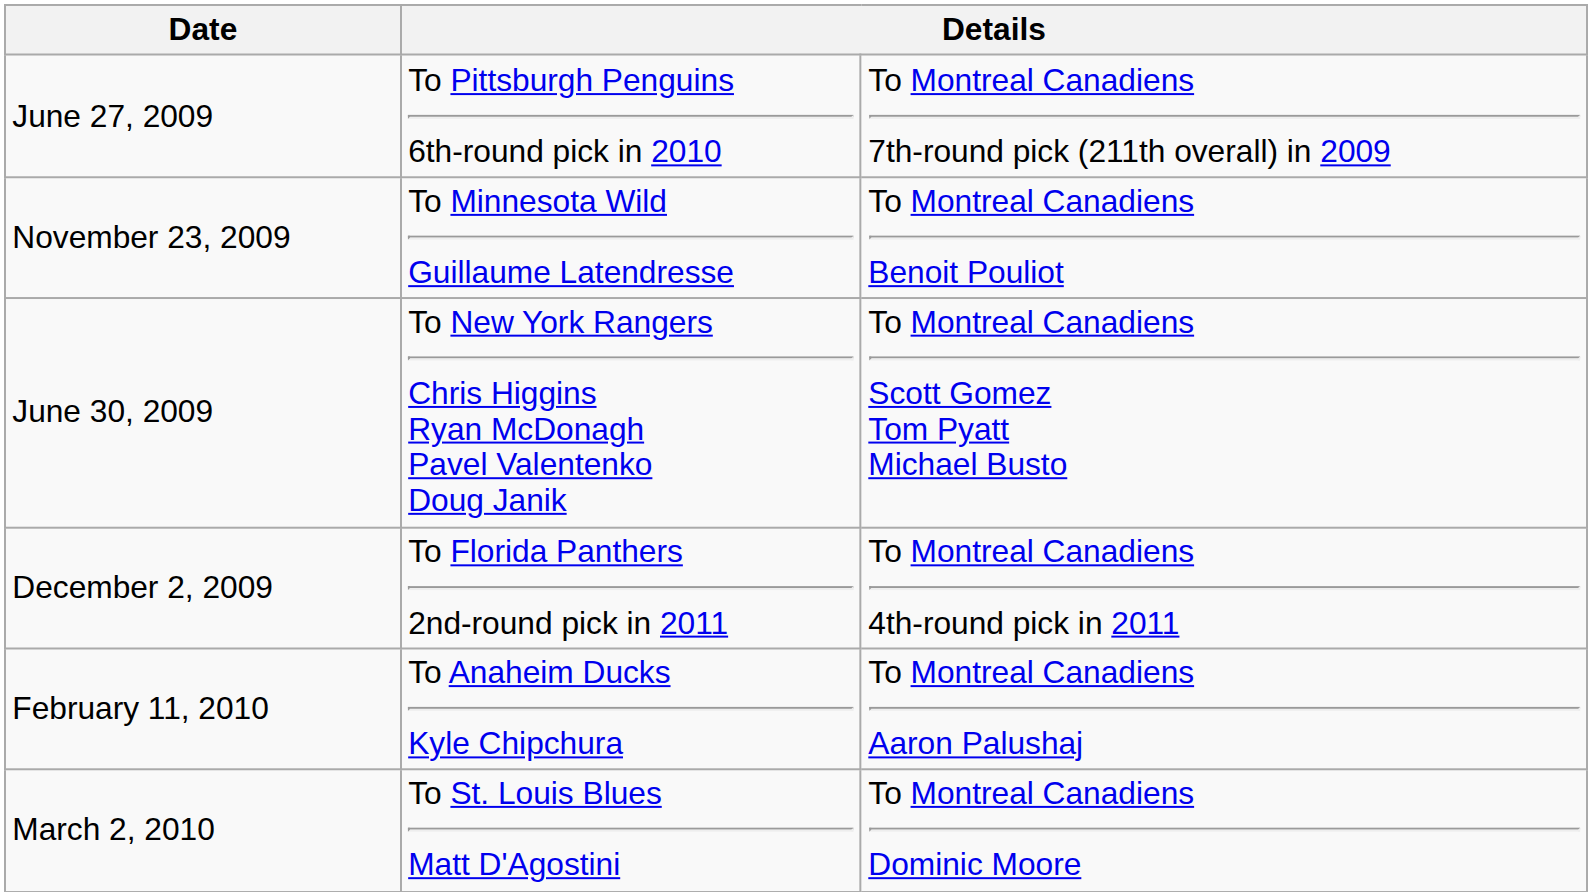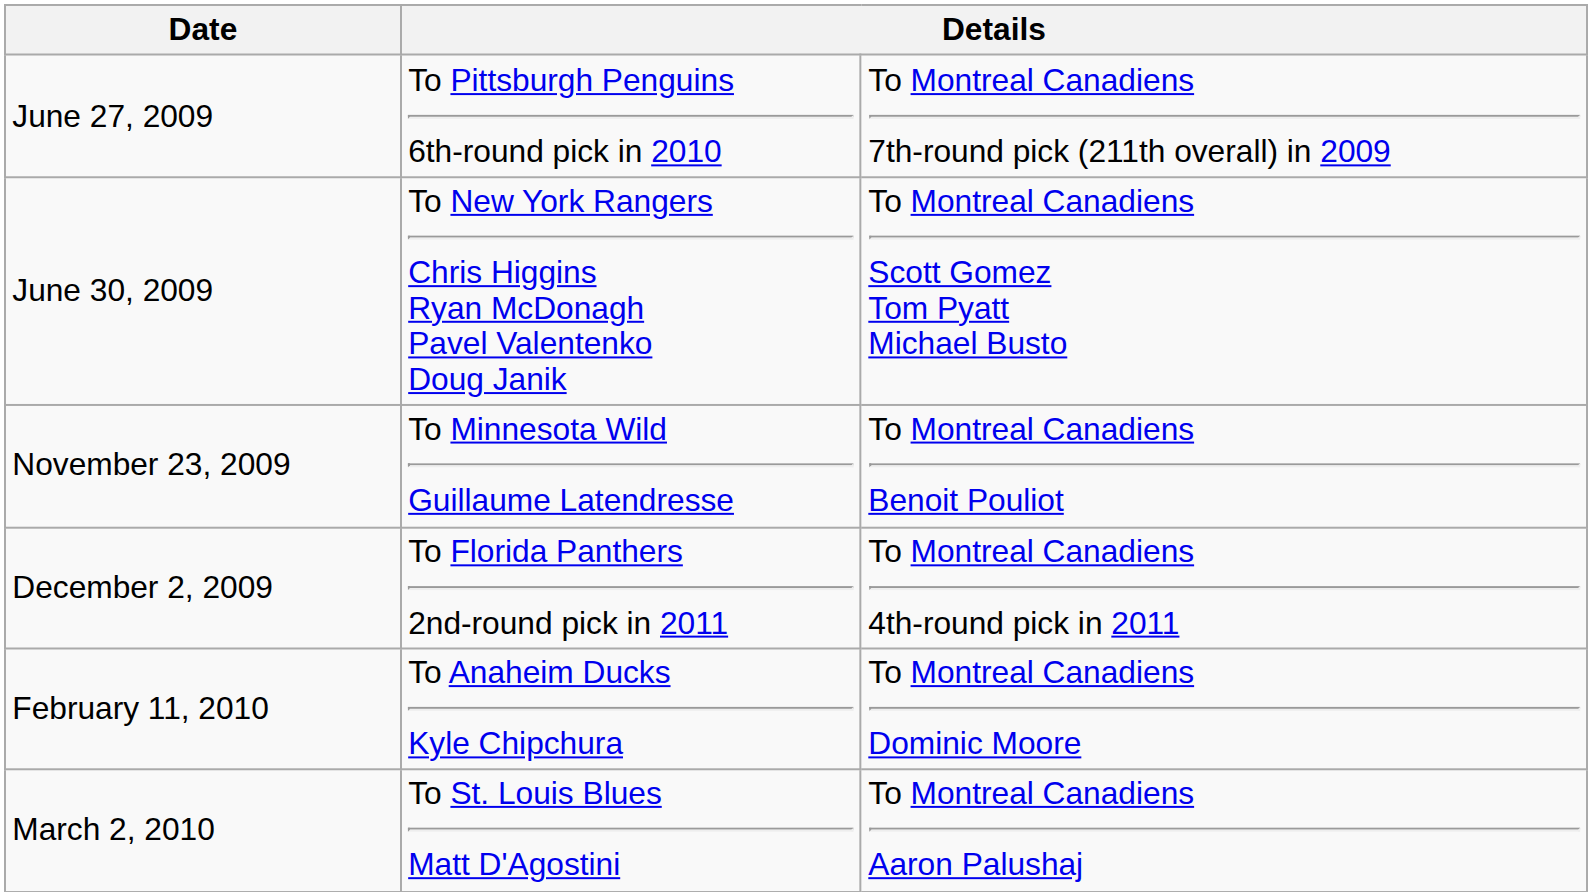rows swapped: (113, 412) <-> (151, 237)
(1224, 708) To Montreal Canadiens Aaron Palushaj -> (1224, 708) To Montreal Canadiens Dominic Moore
(1224, 830) To Montreal Canadiens Dominic Moore -> (1224, 830) To Montreal Canadiens Aaron Palushaj
